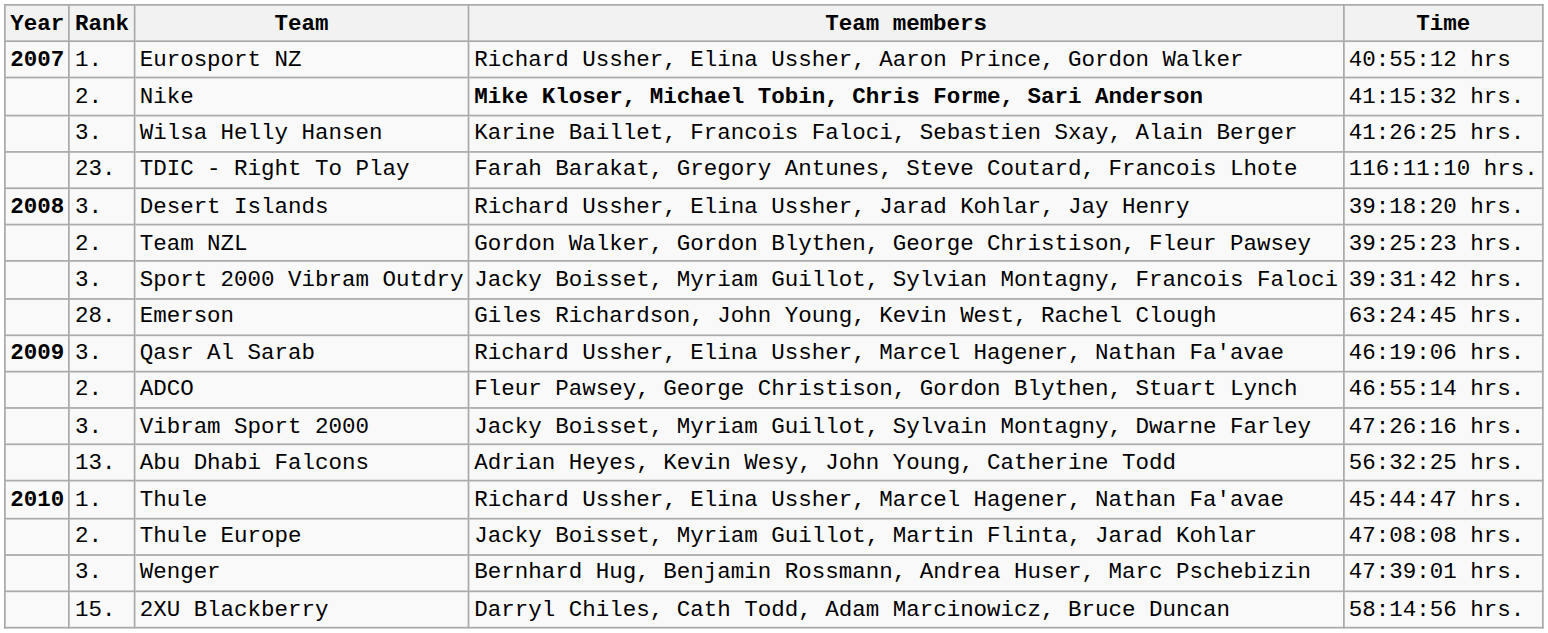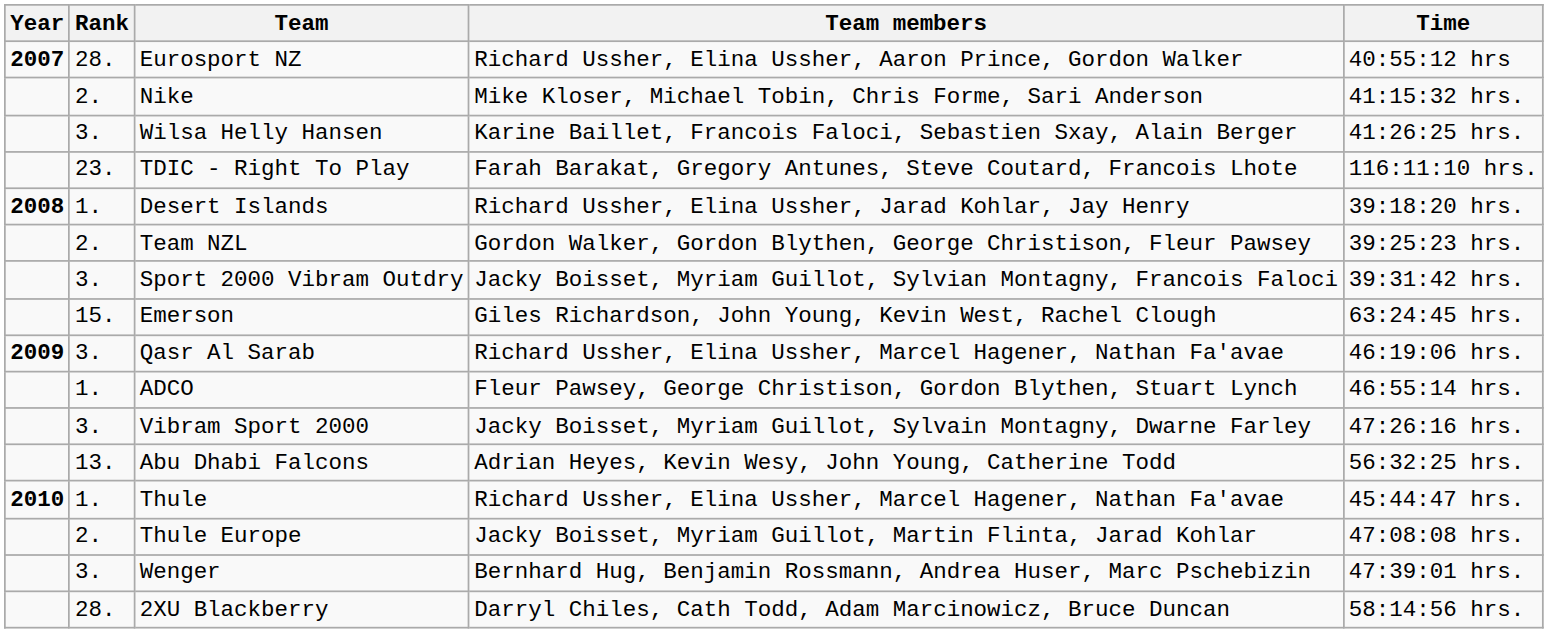(88, 60) 1. -> (95, 60) 28.
(839, 97) bold -> (839, 97) normal
(88, 206) 3. -> (88, 206) 1.
(95, 316) 28. -> (95, 316) 15.
(88, 390) 2. -> (88, 390) 1.
(95, 610) 15. -> (95, 610) 28.
